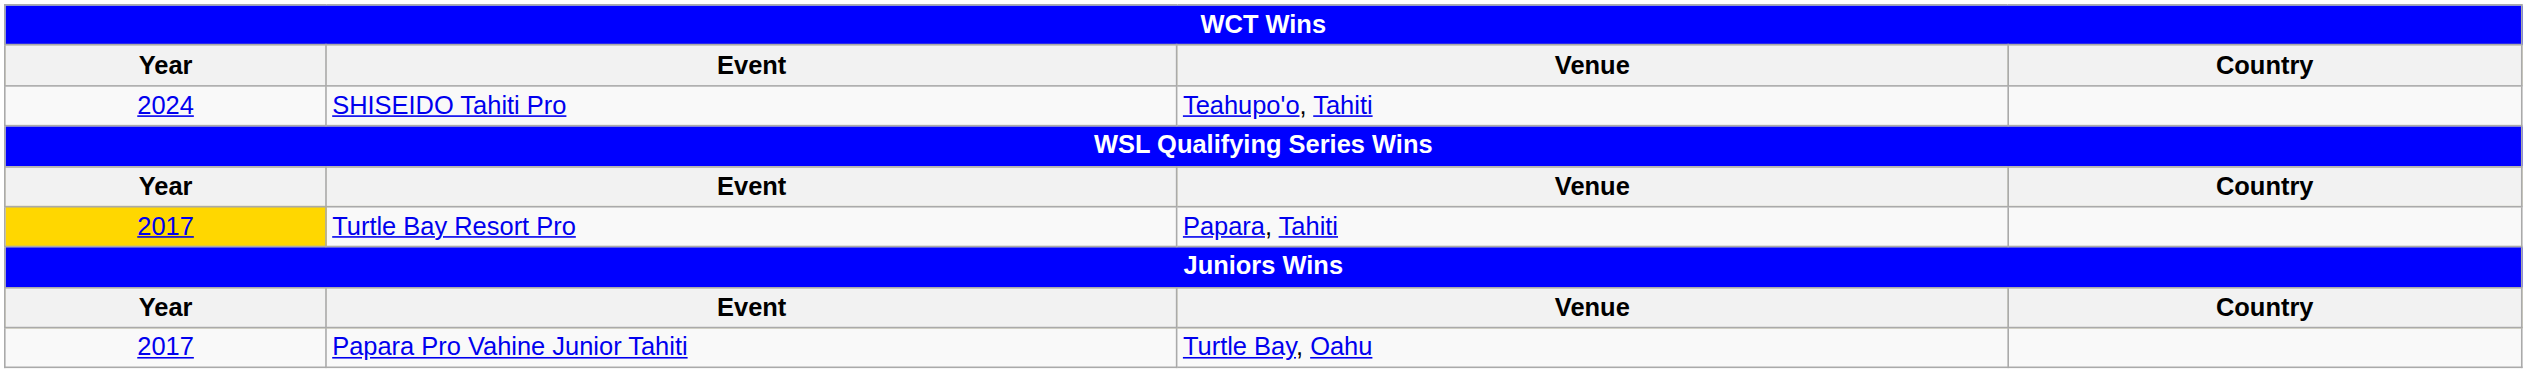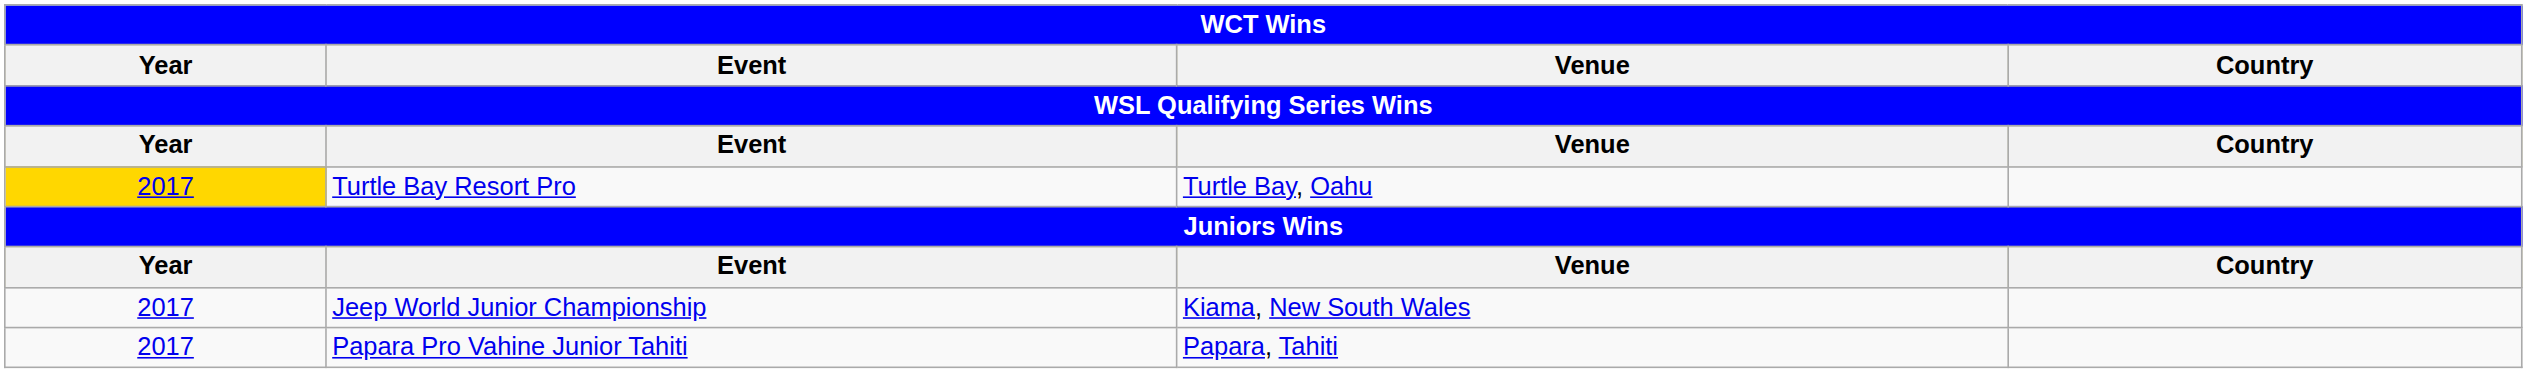- row: (449, 105)
(1260, 226) Papara, Tahiti -> (1278, 186) Turtle Bay, Oahu
+ row: (519, 307)
(1278, 347) Turtle Bay, Oahu -> (1260, 347) Papara, Tahiti
